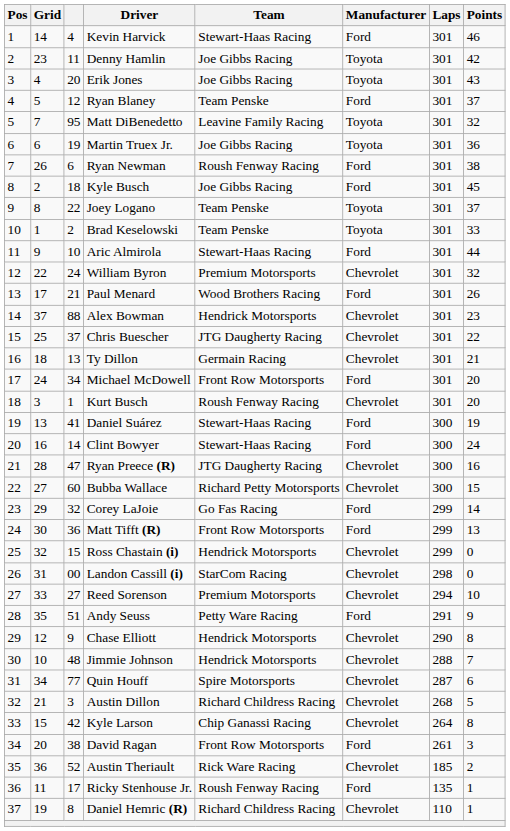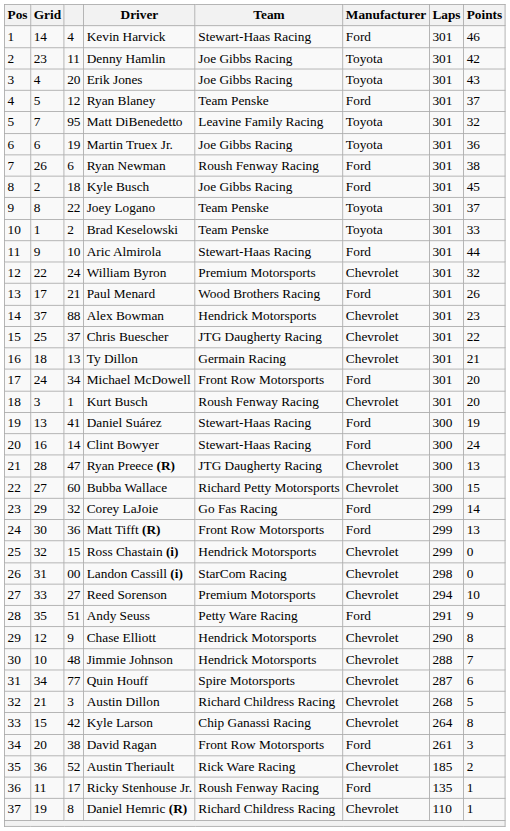(473, 465) 16 -> (473, 465) 13
